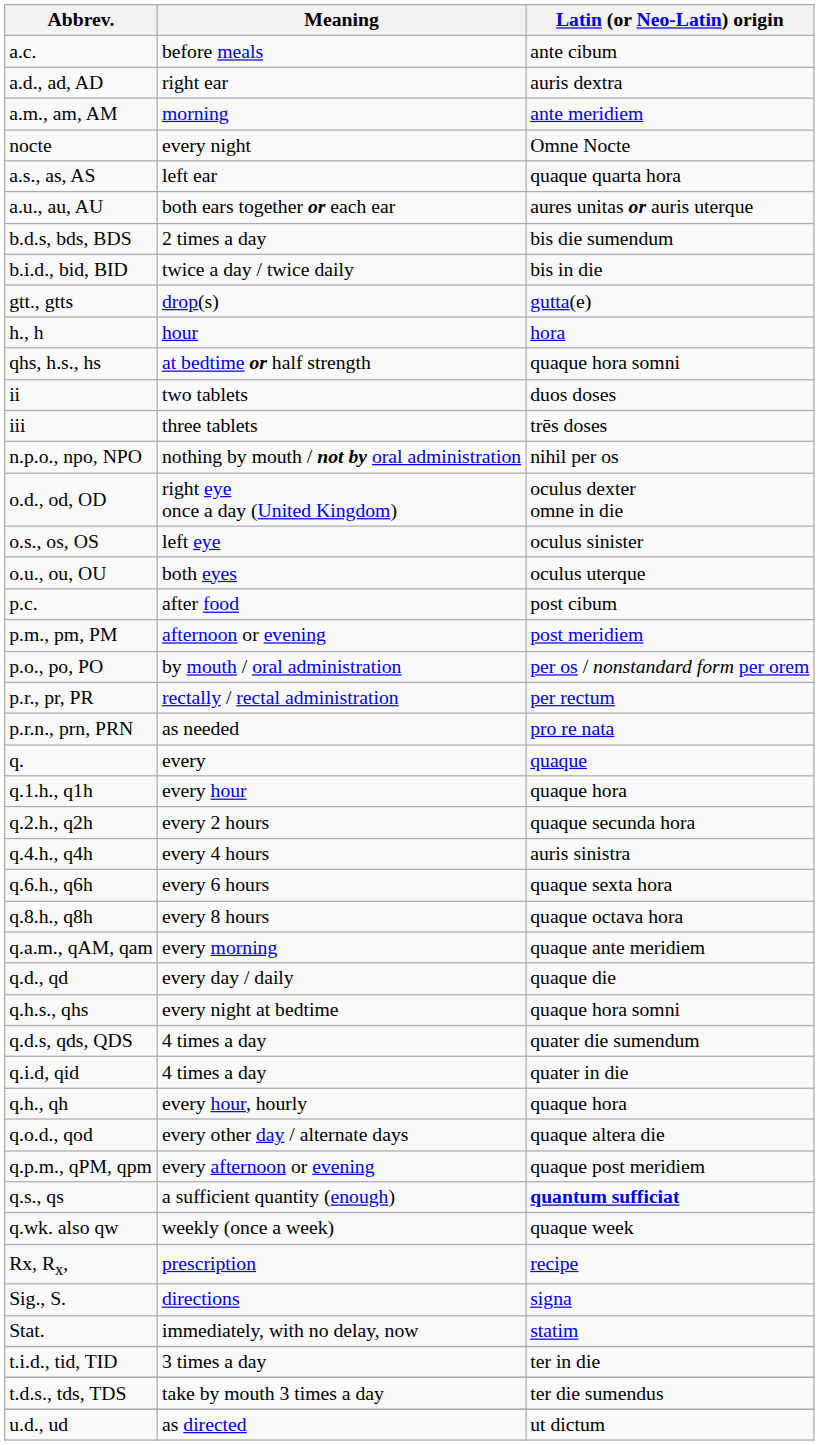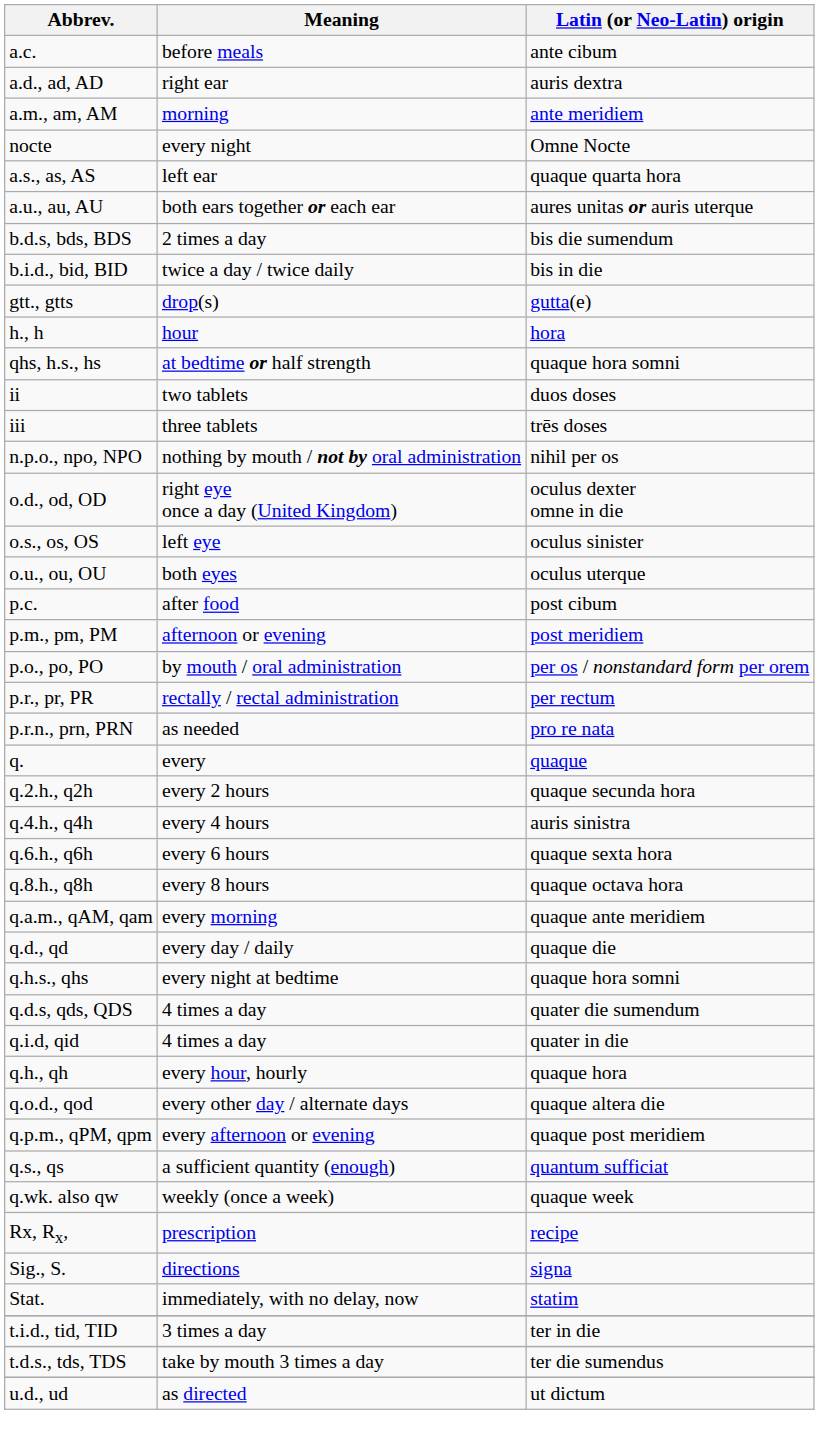- row: (51, 791)
(605, 1197) bold -> (599, 1165) normal
